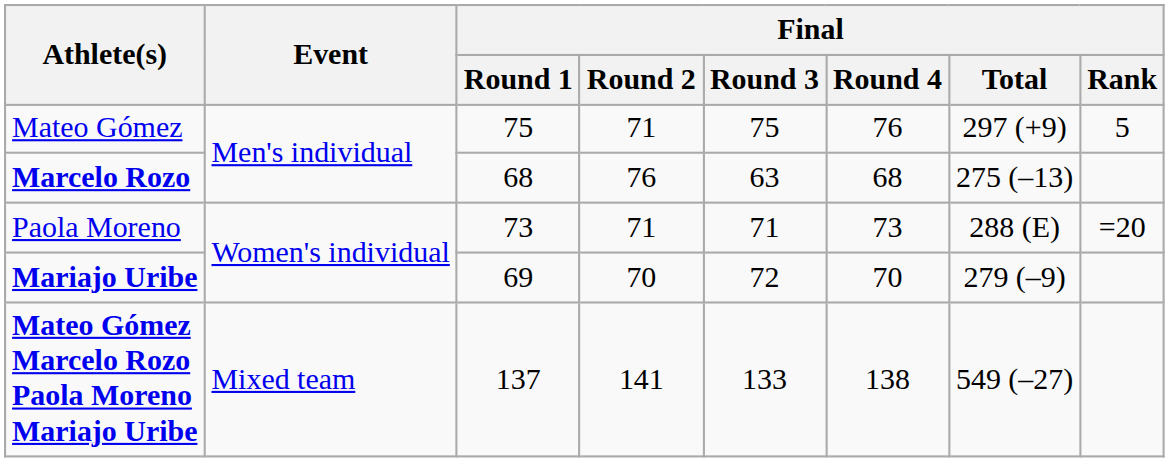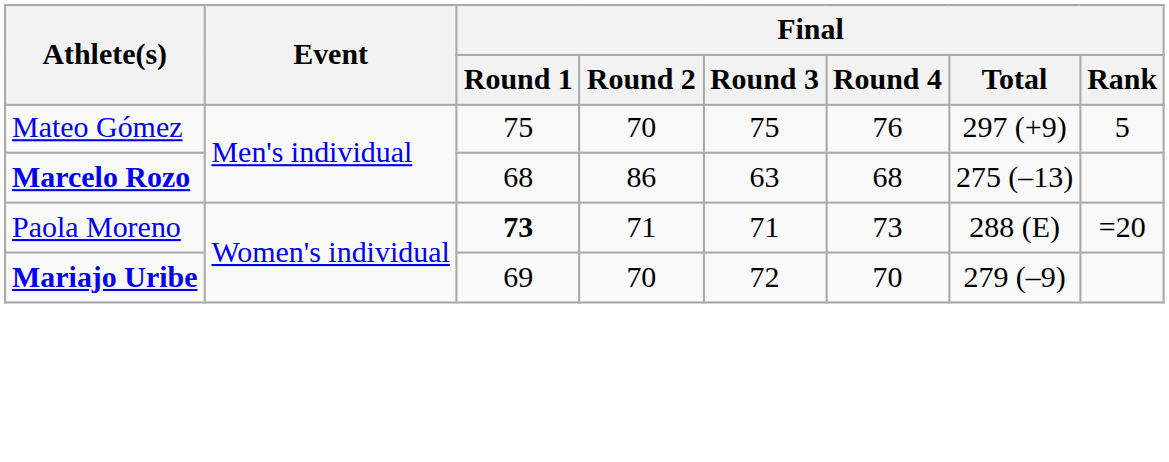(641, 128) 71 -> (641, 128) 70
(641, 177) 76 -> (641, 177) 86
(518, 227) normal -> (518, 227) bold
- row: (105, 379)
